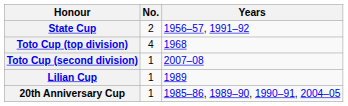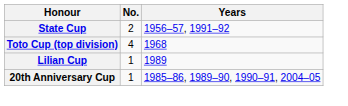- row: (72, 61)
